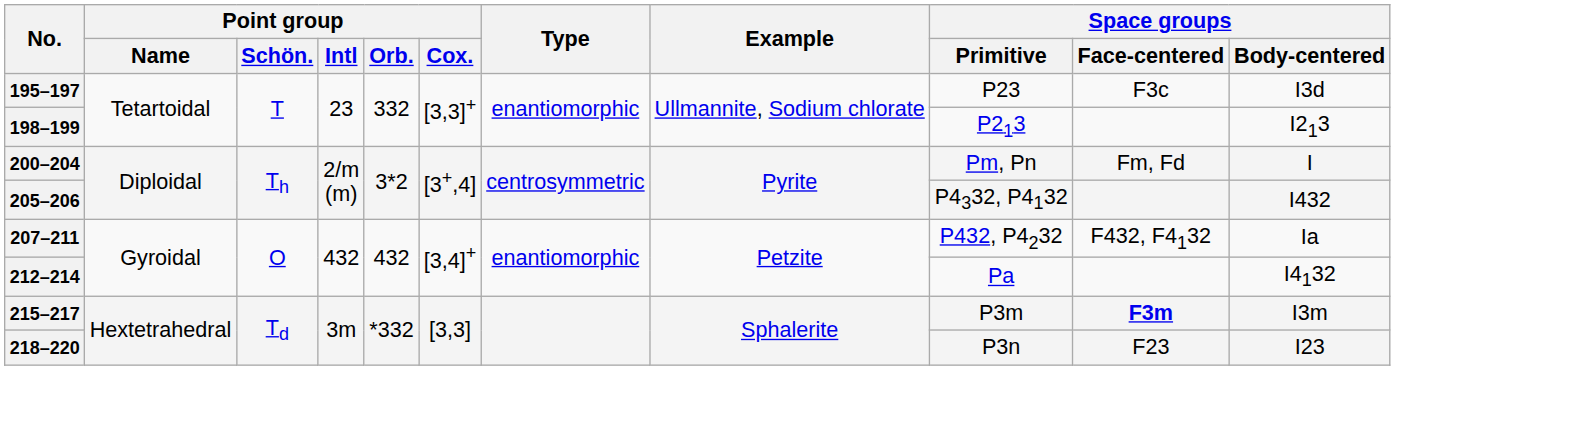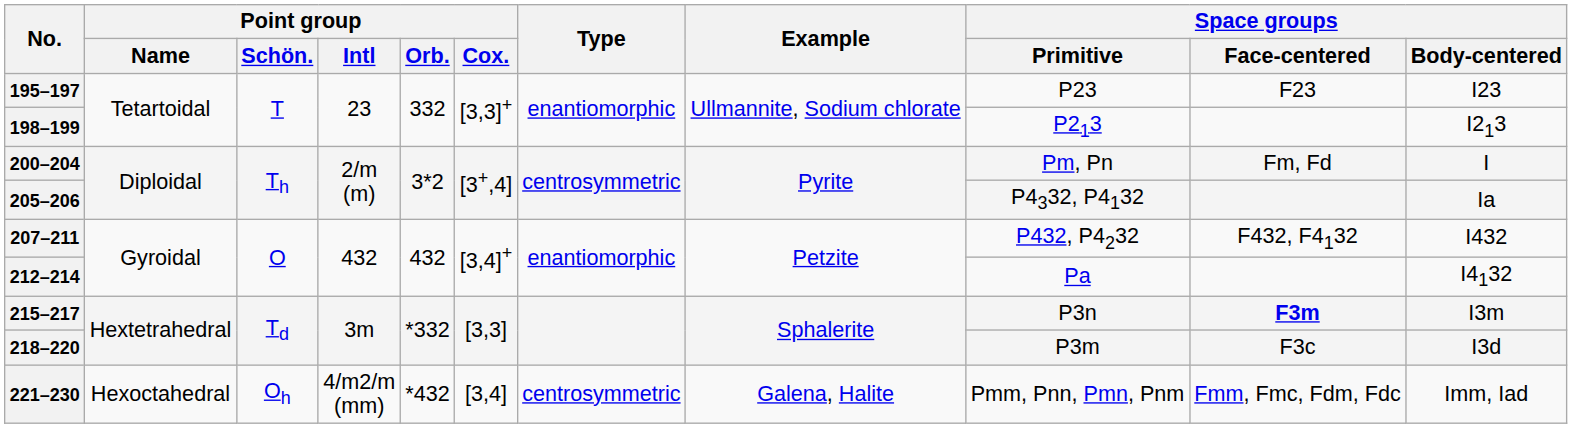(1151, 90) F3c -> (1298, 90) F23
(1310, 90) I3d -> (1486, 90) I23
(1310, 199) I432 -> (1486, 199) Ia
(1310, 237) Ia -> (1486, 237) I432
(1001, 312) P3m -> (1078, 312) P3n
(1001, 347) P3n -> (1078, 347) P3m
(1151, 347) F23 -> (1298, 347) F3c
(1310, 347) I23 -> (1486, 347) I3d
+ row: (45, 394)
